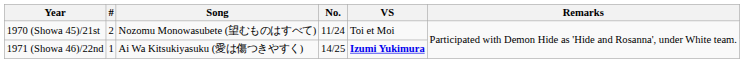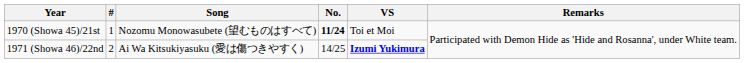(111, 30) 2 -> (111, 30) 1
(333, 30) normal -> (333, 30) bold
(111, 49) 1 -> (111, 49) 2
